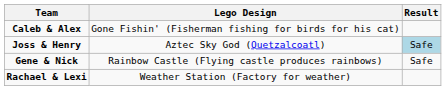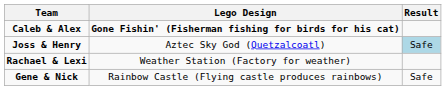(245, 28) normal -> (245, 28) bold
rows swapped: (47, 61) <-> (47, 77)
